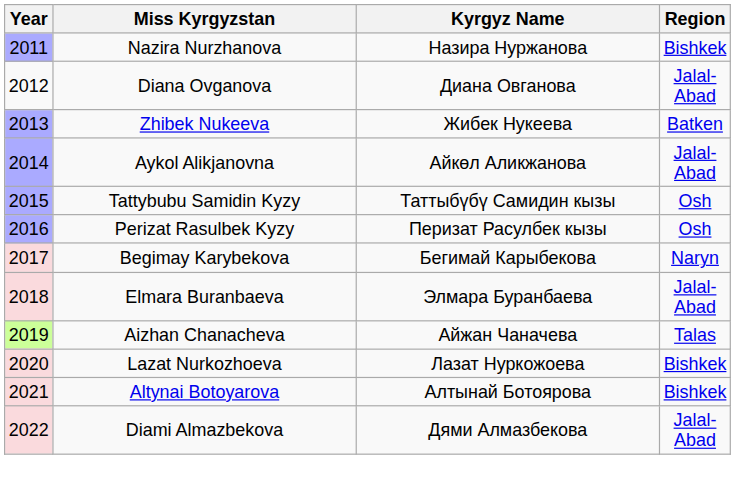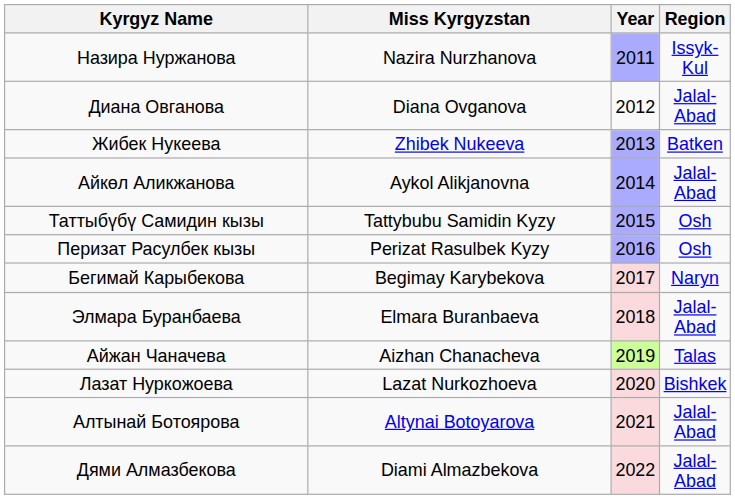columns swapped: (29, 19) <-> (508, 19)
(695, 47) Bishkek -> (695, 57) Issyk-Kul
(695, 391) Bishkek -> (695, 422) Jalal-Abad
